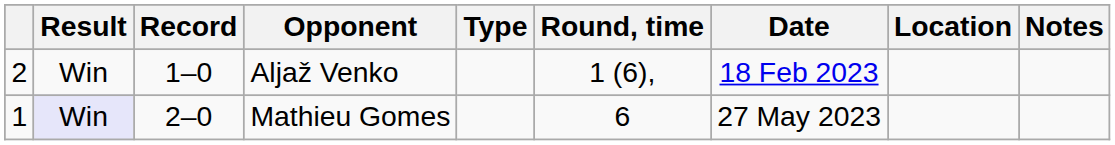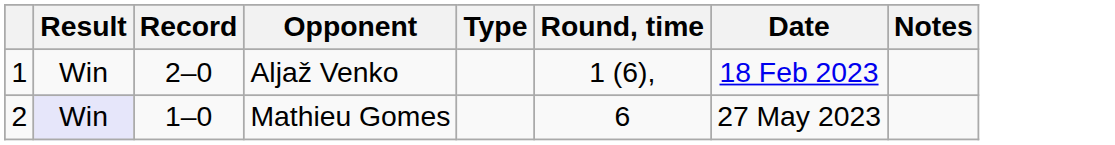- column: (953, 26)
(19, 71) 2 -> (19, 71) 1
(189, 71) 1–0 -> (189, 71) 2–0
(19, 116) 1 -> (19, 116) 2
(189, 116) 2–0 -> (189, 116) 1–0
